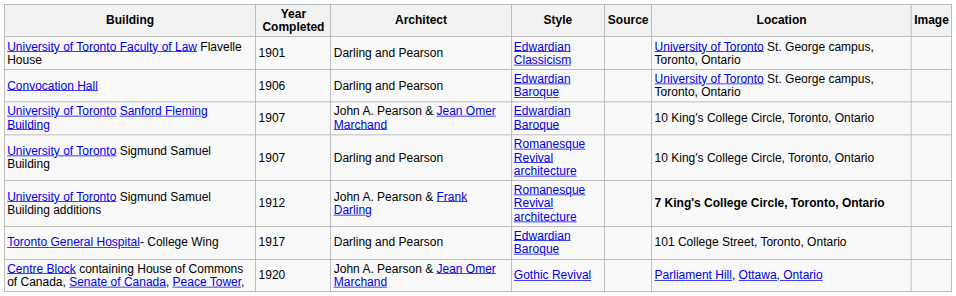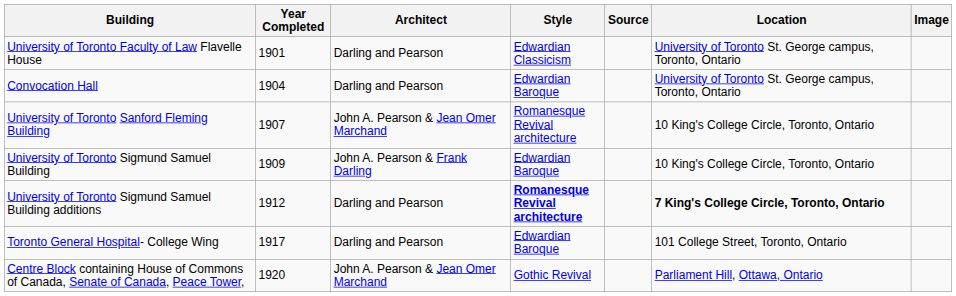(272, 85) 1906 -> (272, 85) 1904
(542, 118) Edwardian Baroque -> (549, 125) Romanesque Revival architecture
(272, 157) 1907 -> (272, 164) 1909
(388, 157) Darling and Pearson -> (400, 164) John A. Pearson & Frank Darling
(550, 157) Romanesque Revival architecture -> (542, 164) Edwardian Baroque
(400, 203) John A. Pearson & Frank Darling -> (388, 203) Darling and Pearson
(550, 203) normal -> (551, 203) bold
